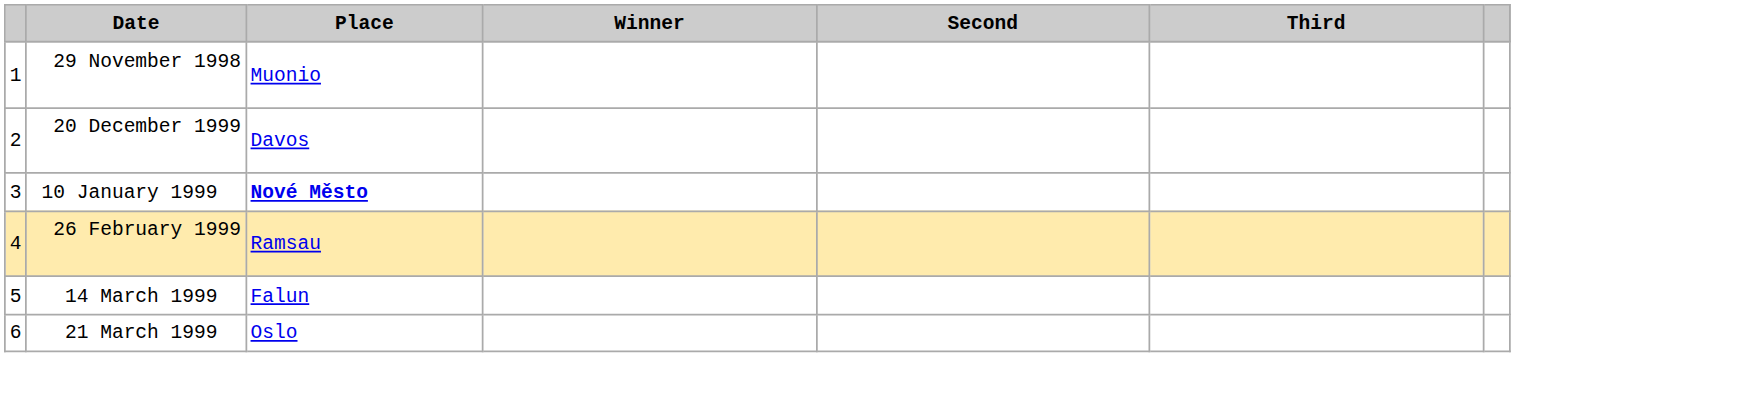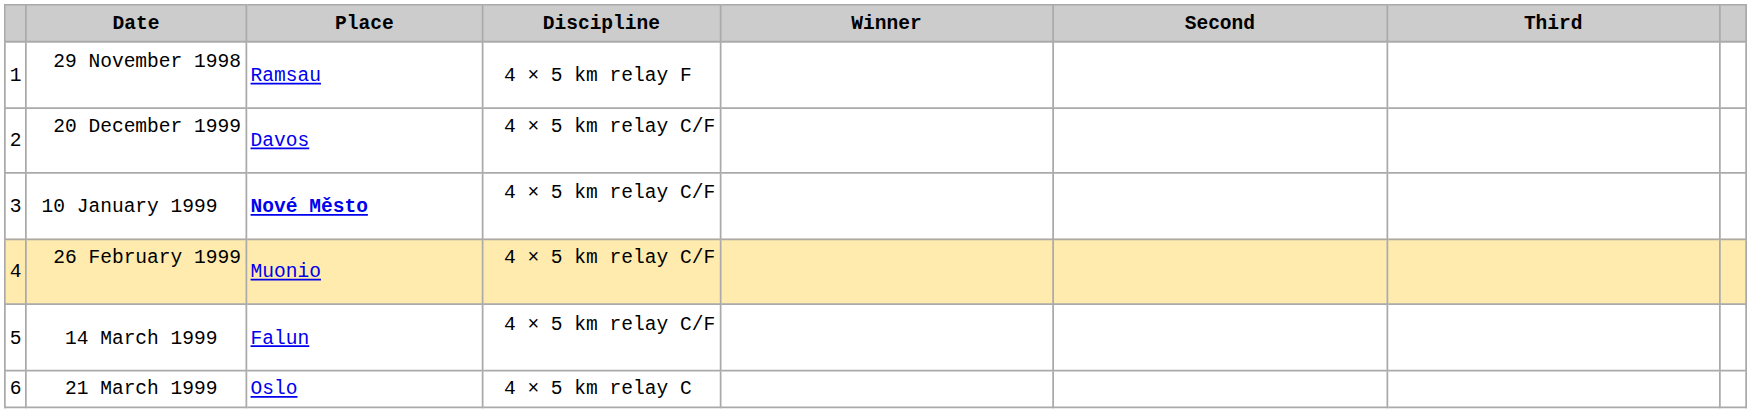+ column: (601, 24)
(286, 75) Muonio -> (286, 75) Ramsau
(286, 244) Ramsau -> (286, 272) Muonio
